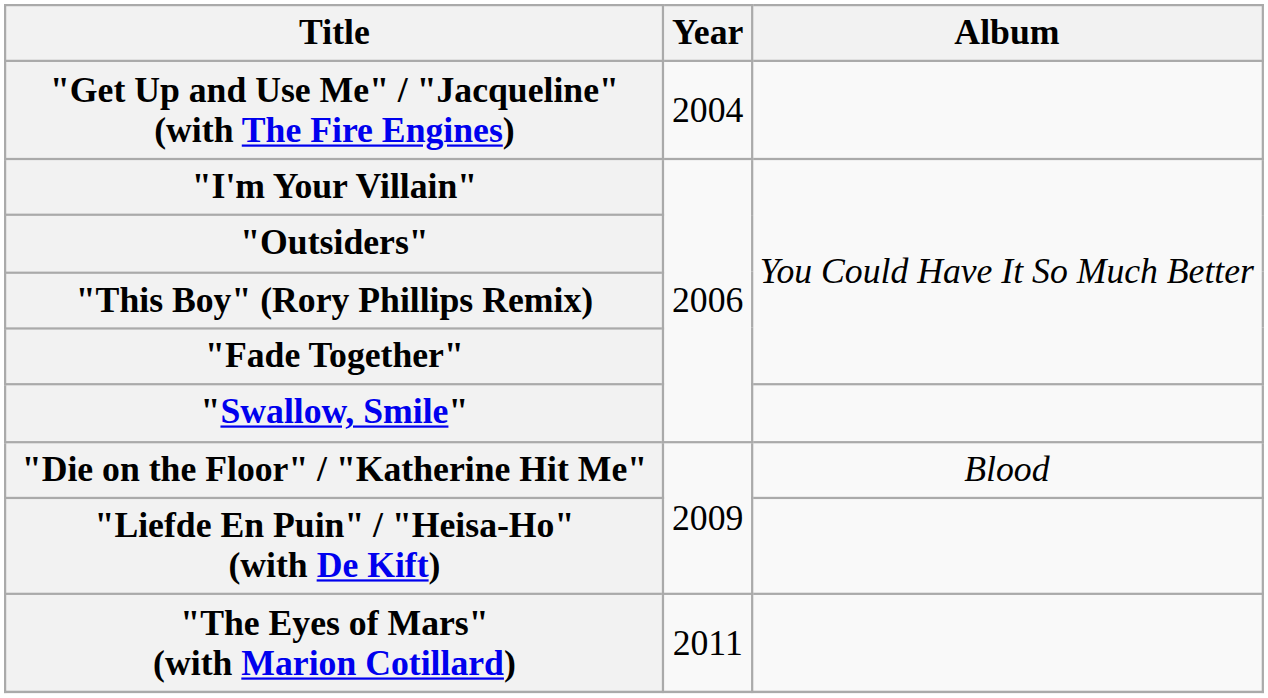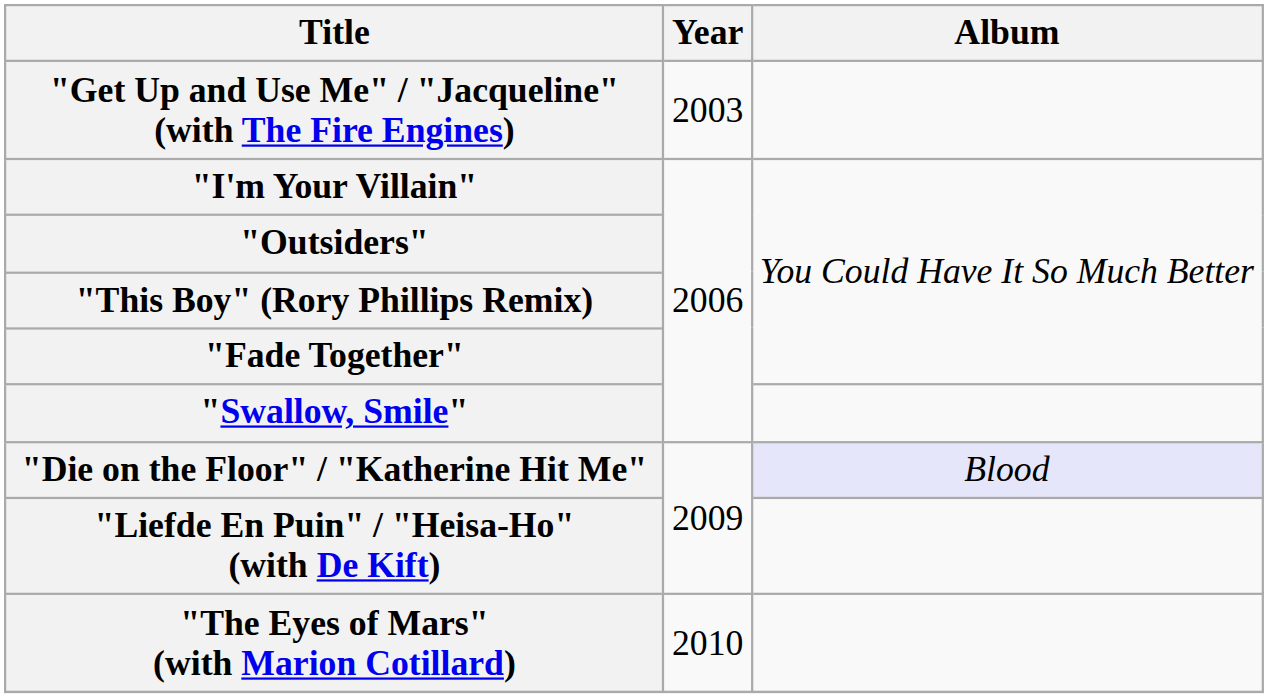(708, 109) 2004 -> (708, 109) 2003
(1007, 469) no background -> (1007, 469) lavender background
(708, 642) 2011 -> (708, 642) 2010
